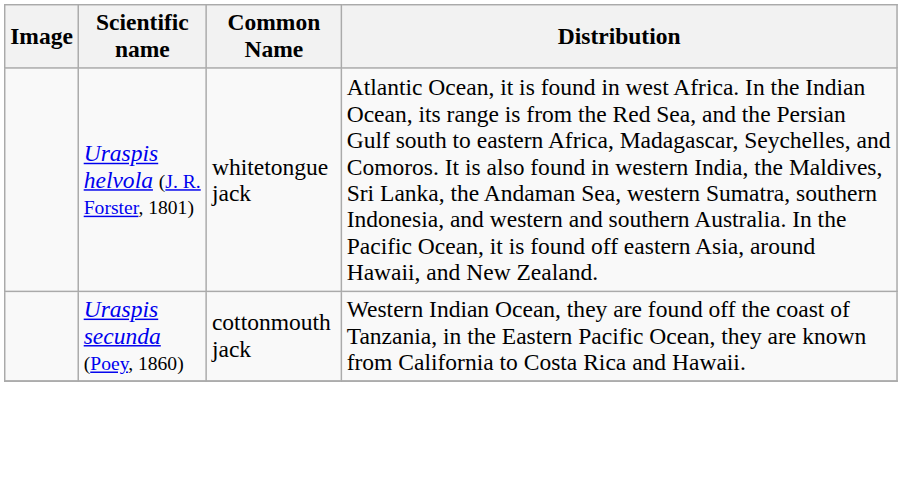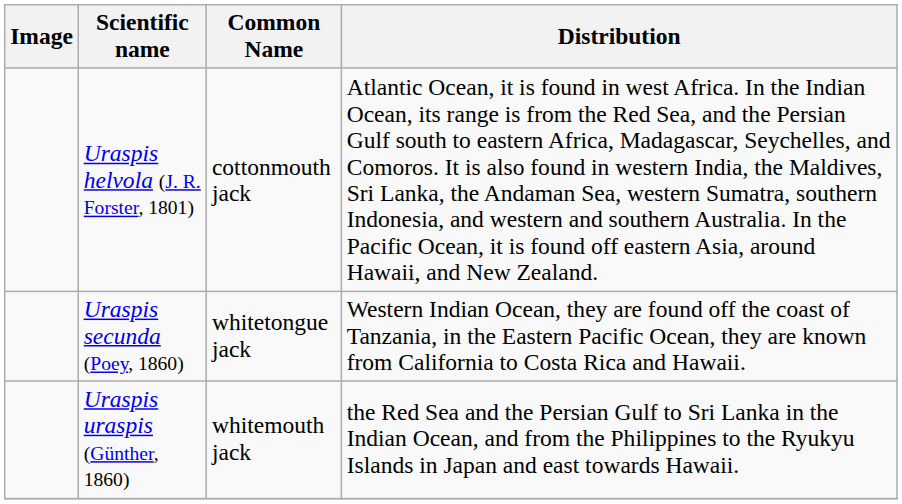(270, 179) whitetongue jack -> (271, 179) cottonmouth jack
(271, 335) cottonmouth jack -> (270, 335) whitetongue jack
+ row: (121, 439)
